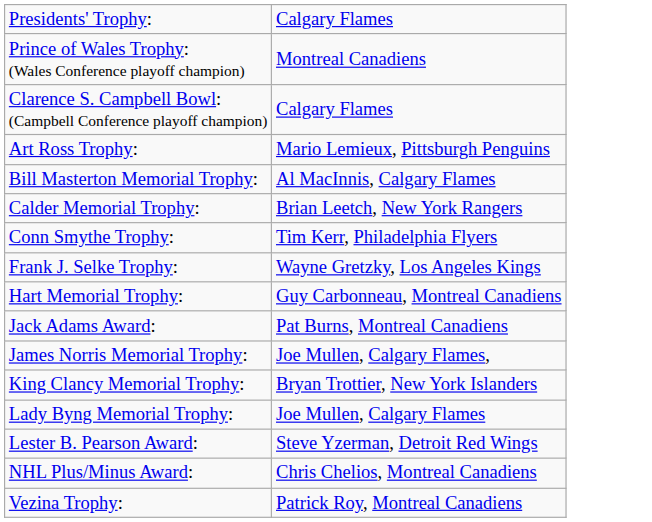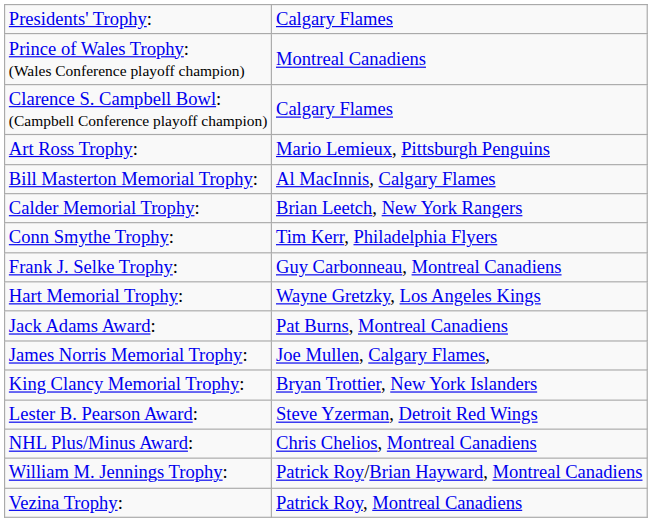(408, 267) Wayne Gretzky, Los Angeles Kings -> (419, 267) Guy Carbonneau, Montreal Canadiens
(419, 296) Guy Carbonneau, Montreal Canadiens -> (408, 296) Wayne Gretzky, Los Angeles Kings
- row: (121, 414)
+ row: (118, 473)
